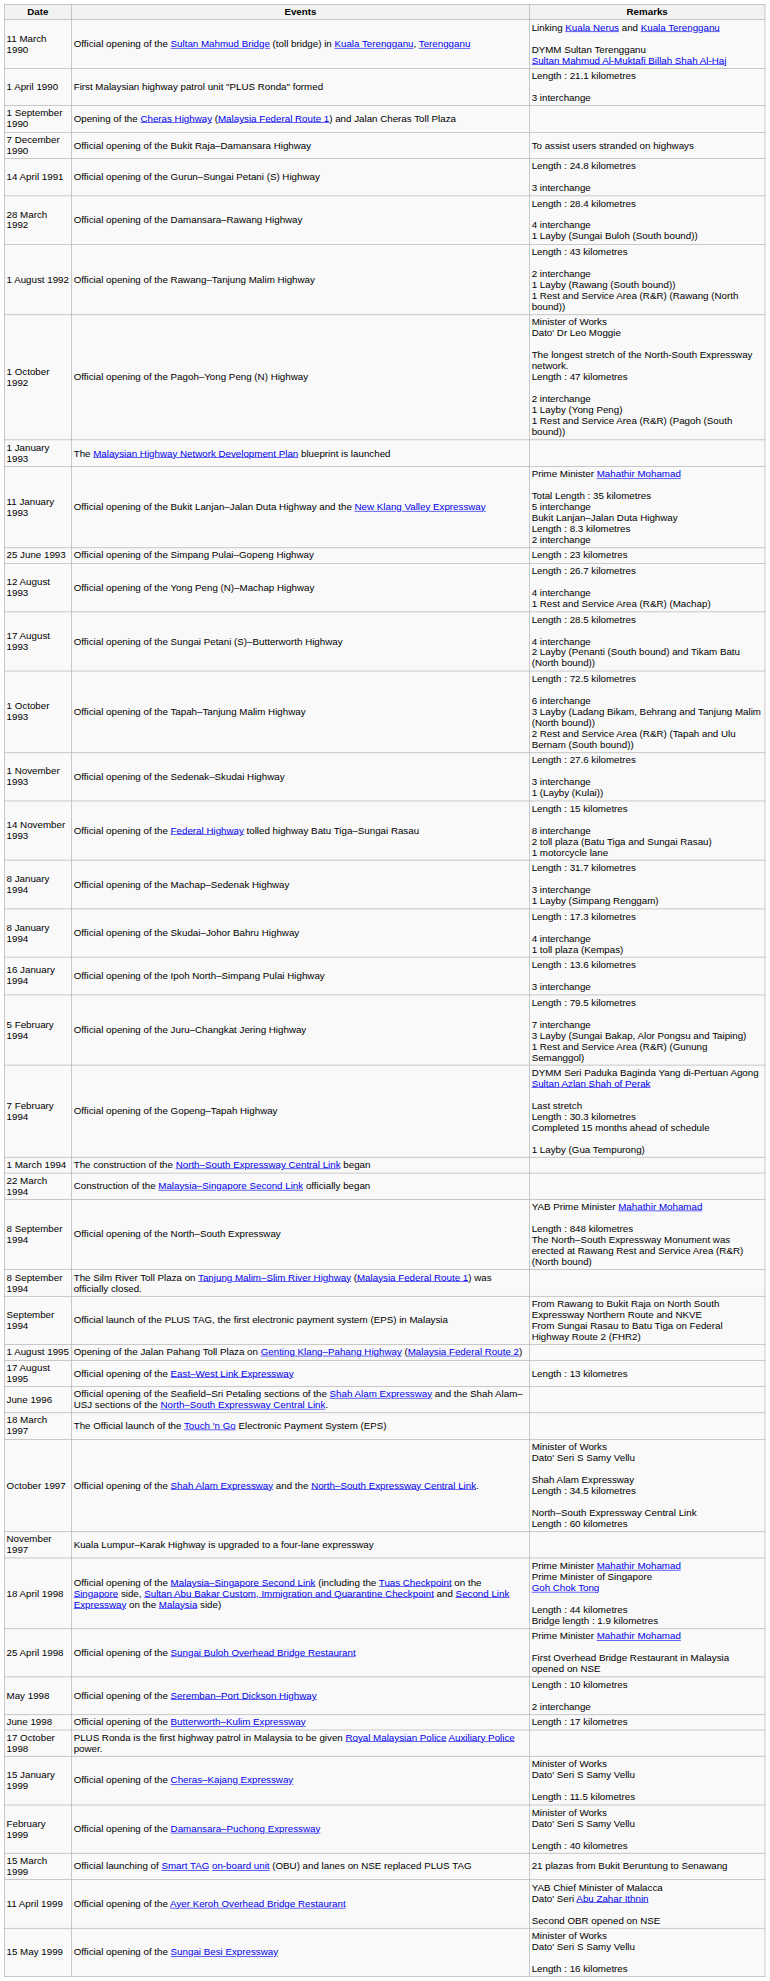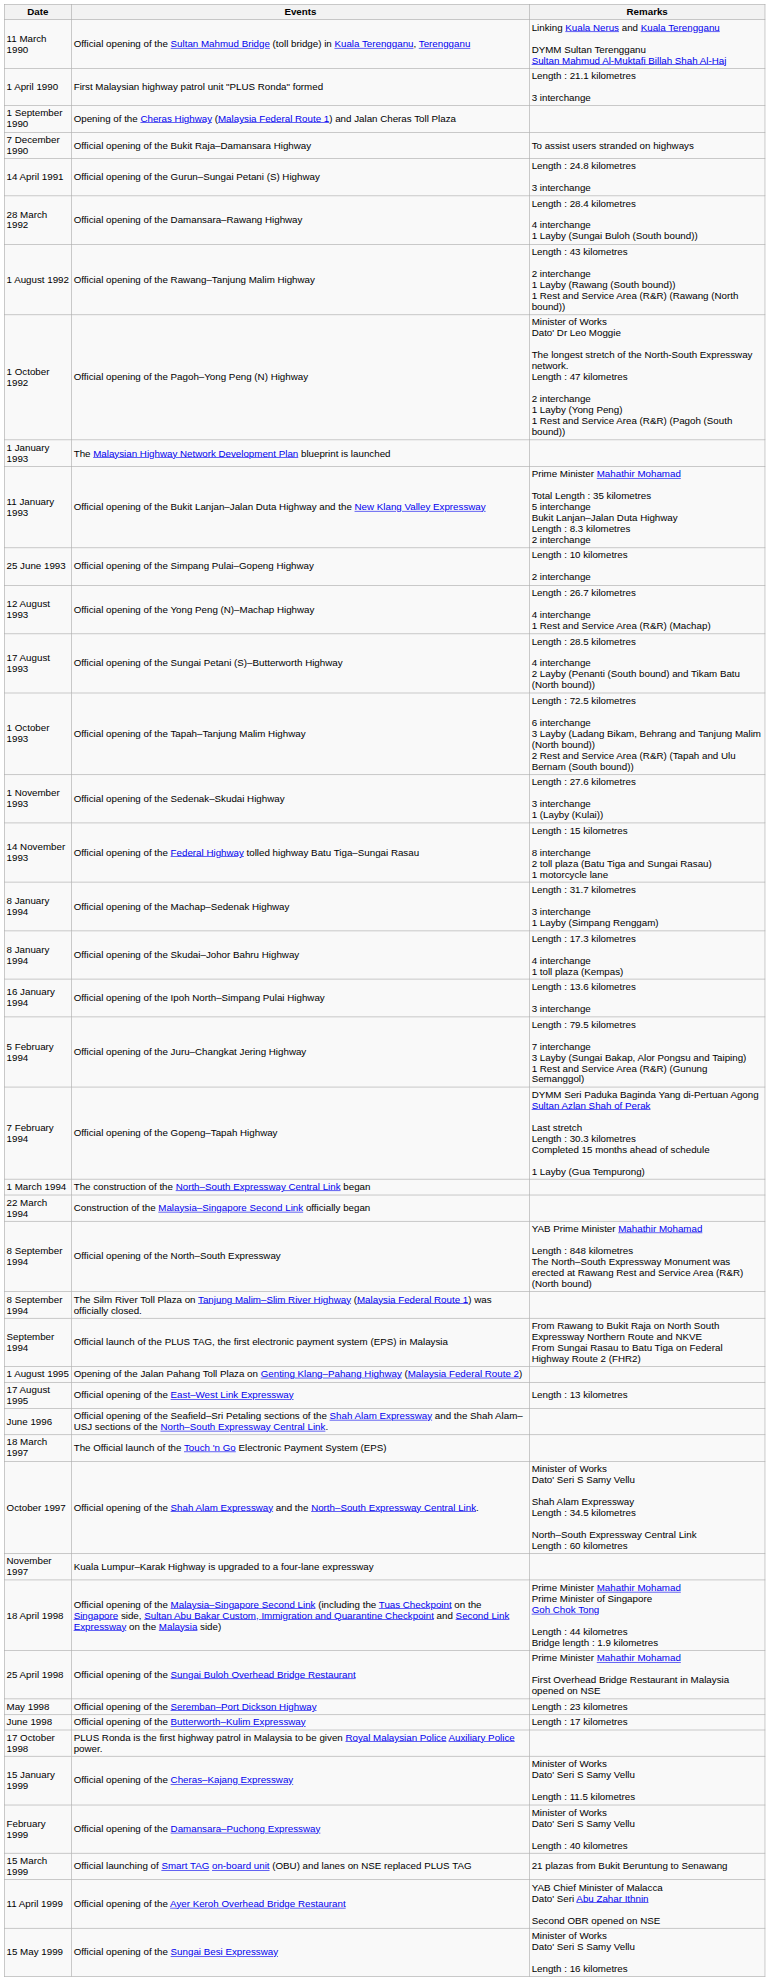(580, 555) Length : 23 kilometres -> (580, 566) Length : 10 kilometres 2 interchange
(580, 1695) Length : 10 kilometres 2 interchange -> (580, 1706) Length : 23 kilometres
